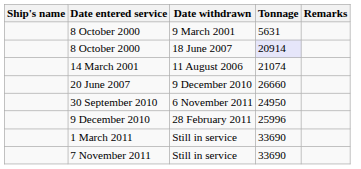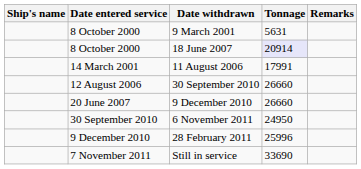(272, 66) 21074 -> (279, 66) 17991
+ row: (106, 84)
- row: (102, 137)
